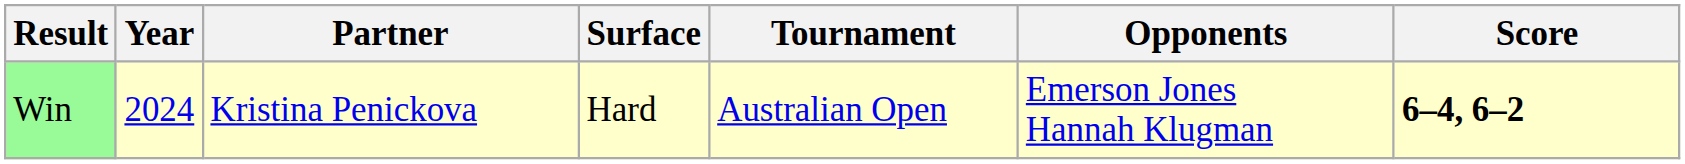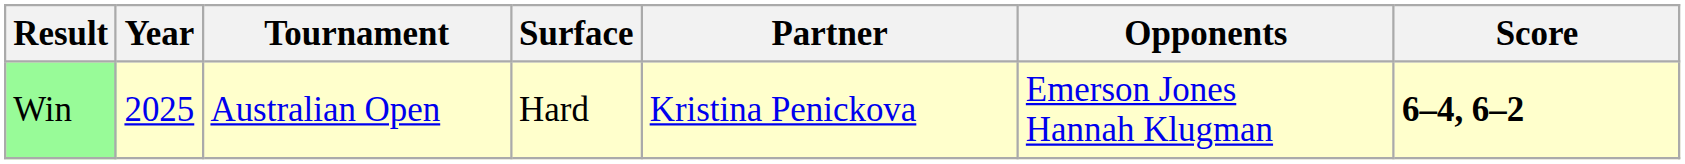columns swapped: (863, 32) <-> (390, 32)
(159, 109) 2024 -> (159, 109) 2025
